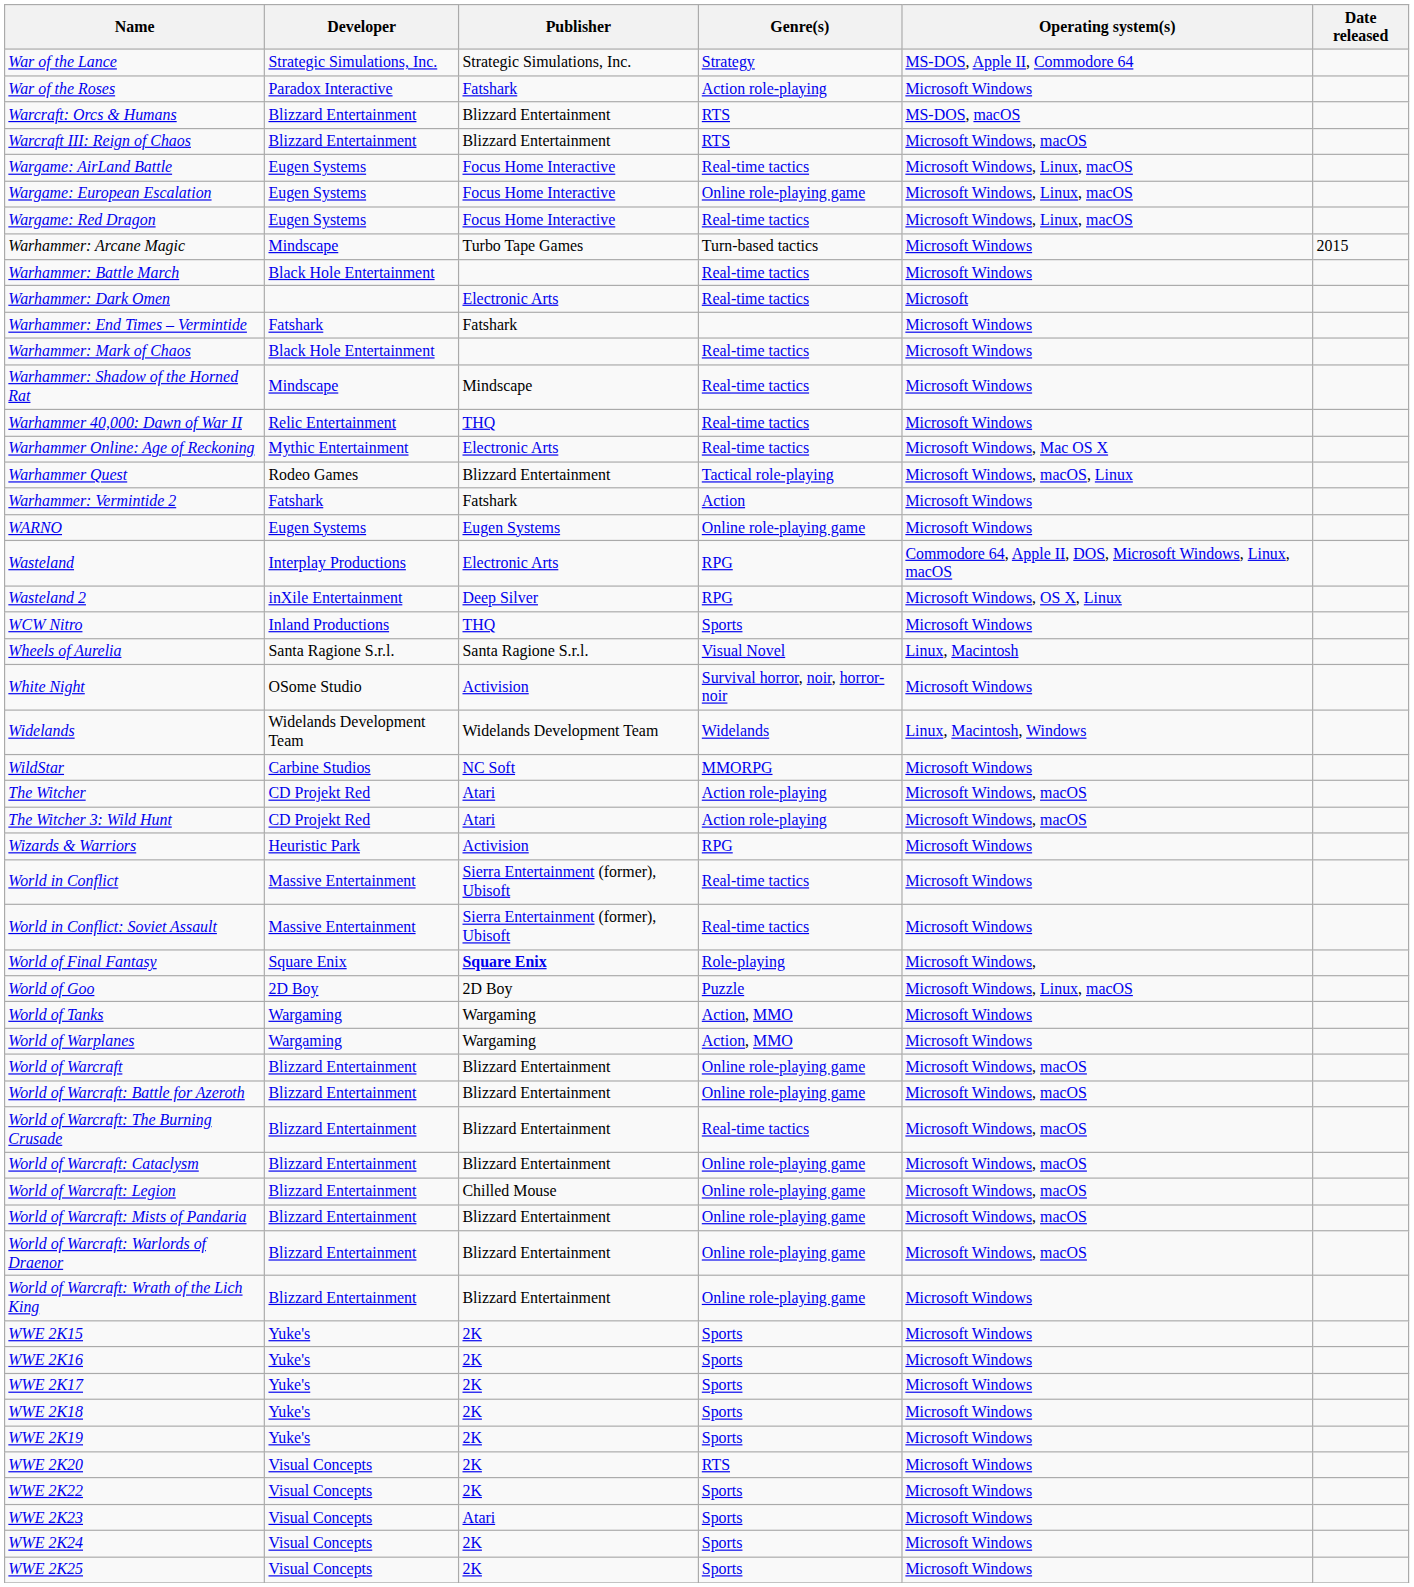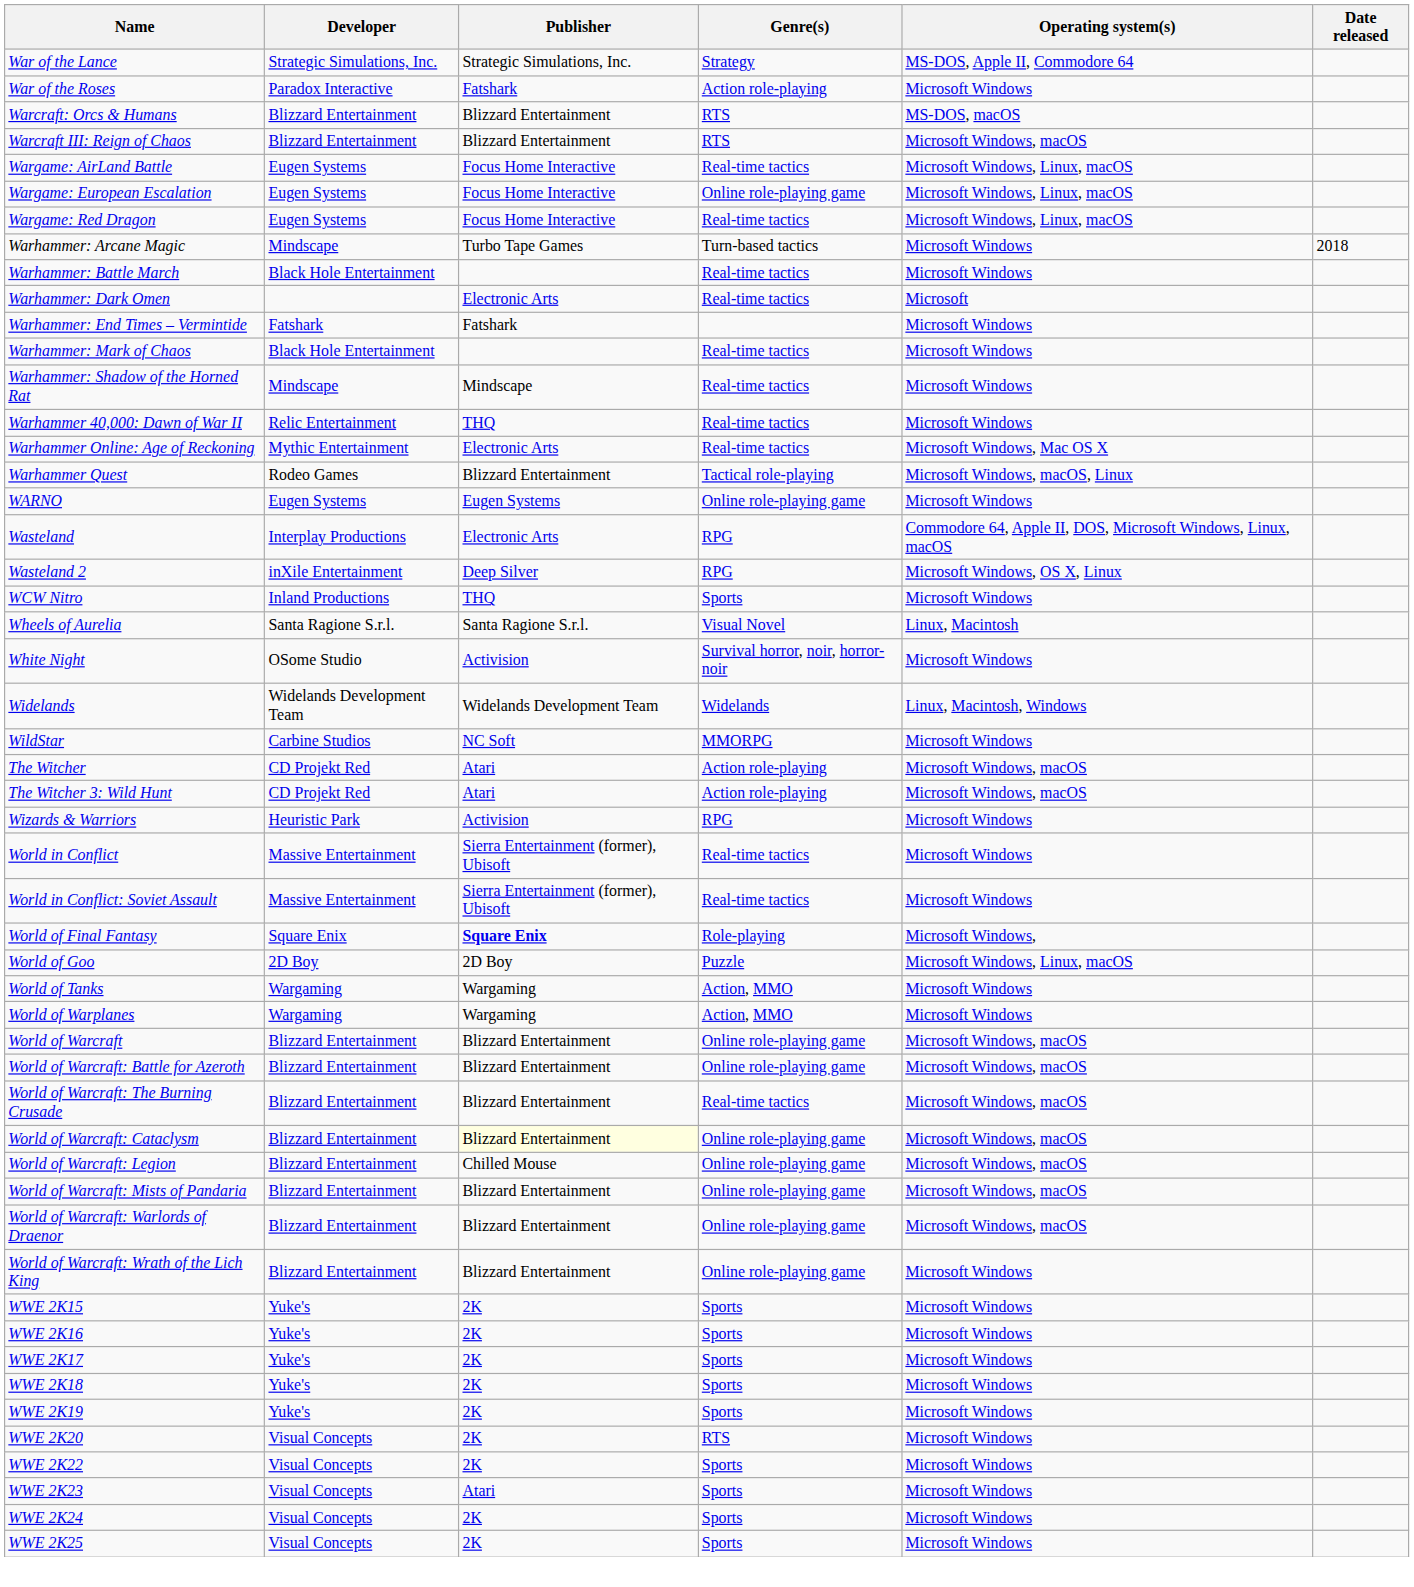(1332, 245) 2015 -> (1332, 245) 2018
- row: (92, 500)
(536, 1164) no background -> (536, 1138) lightyellow background
